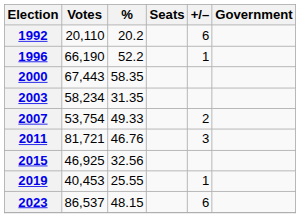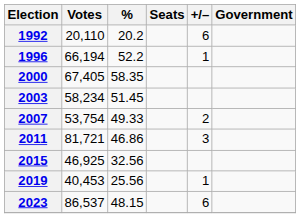(85, 56) 66,190 -> (85, 56) 66,194
(85, 77) 67,443 -> (85, 77) 67,405
(127, 98) 31.35 -> (127, 98) 51.45
(127, 139) 46.76 -> (127, 139) 46.86
(127, 181) 25.55 -> (127, 181) 25.56
